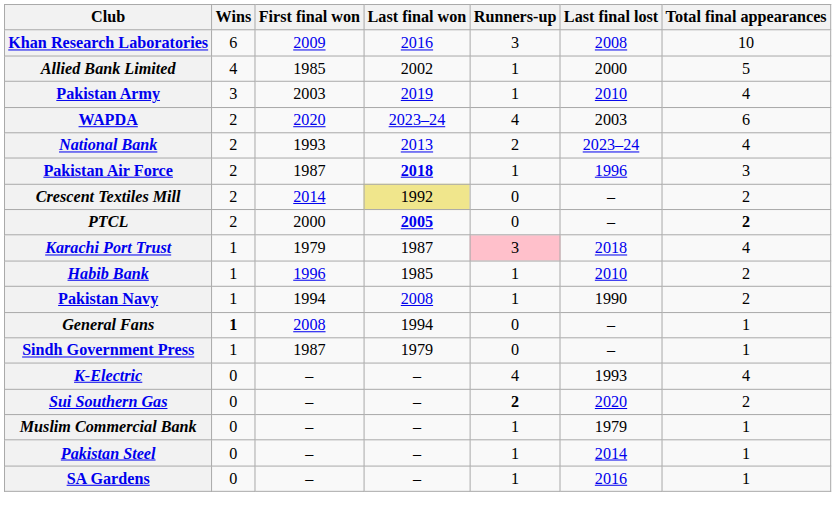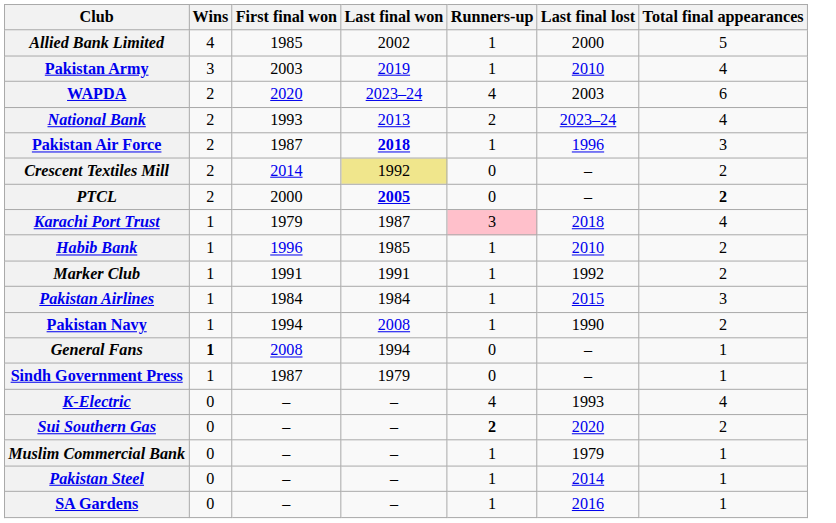- row: (108, 42)
+ row: (97, 273)
+ row: (97, 299)
